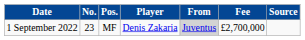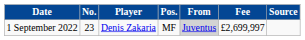columns swapped: (109, 12) <-> (150, 12)
(243, 27) £2,700,000 -> (243, 27) £2,699,997
